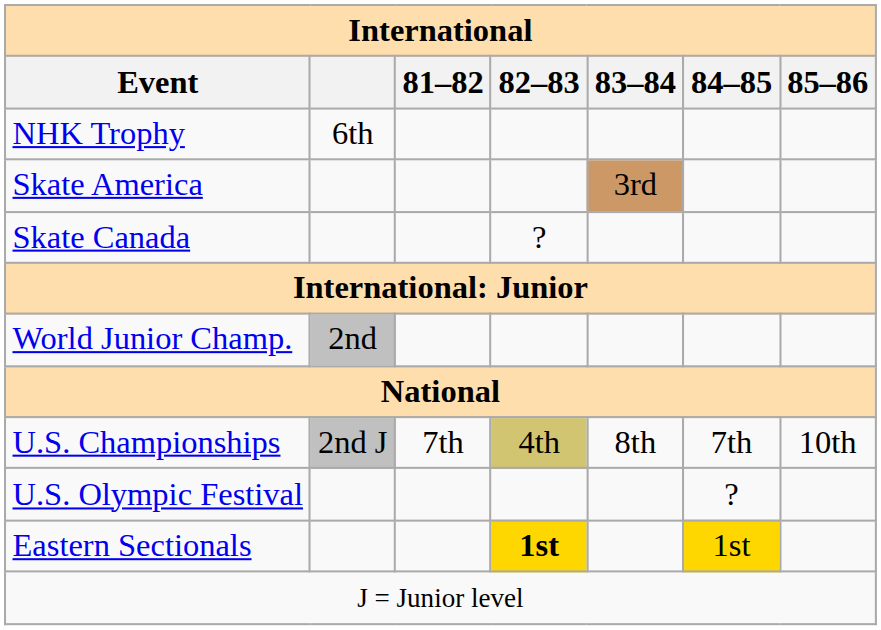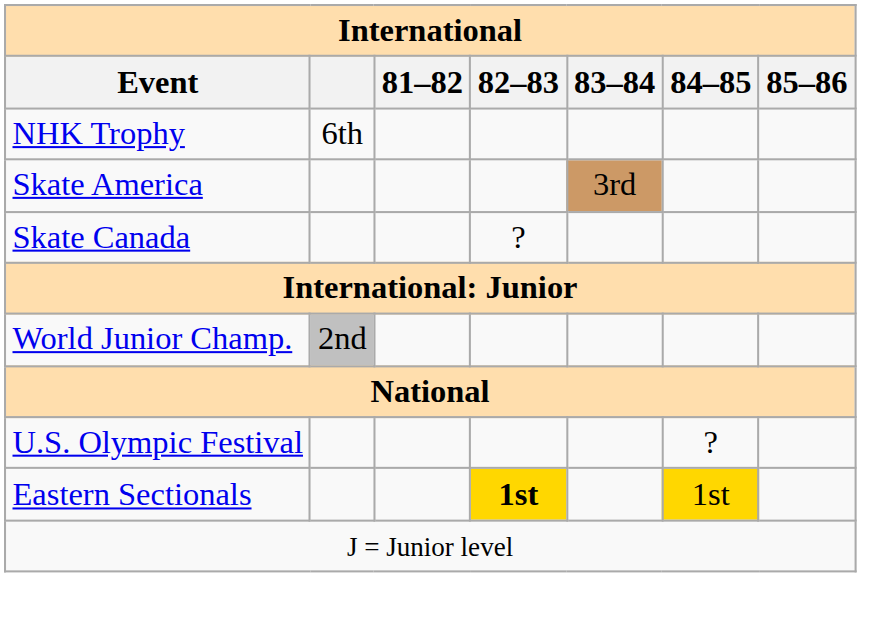- row: (146, 442)
